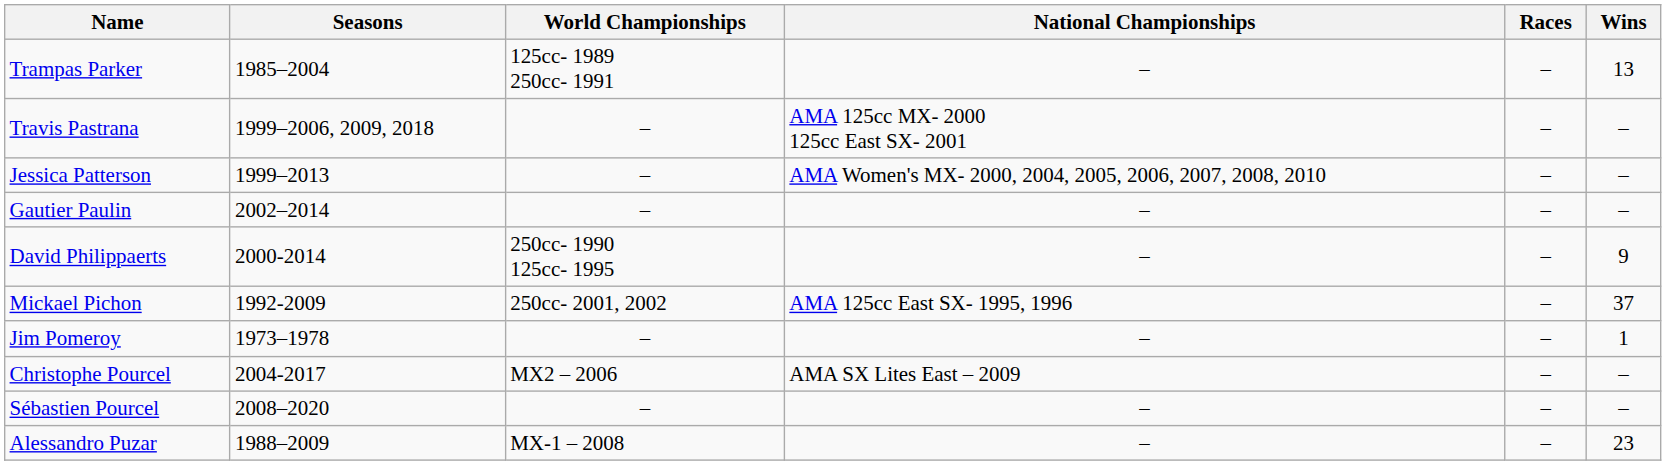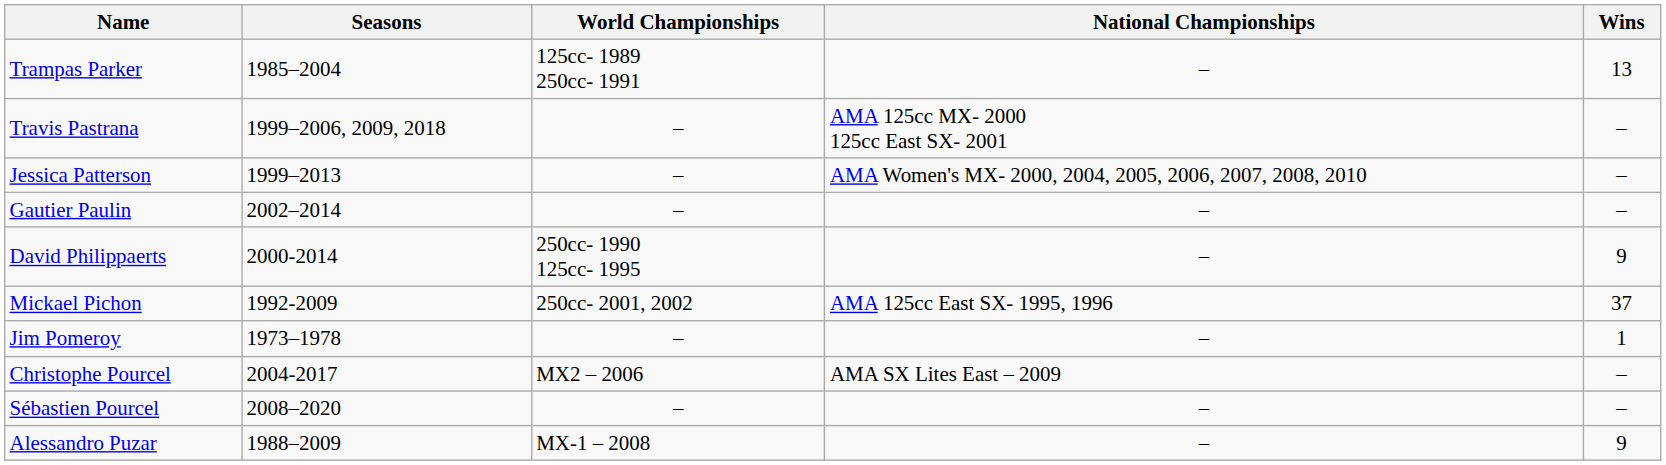- column: (1546, 21)
(1623, 442) 23 -> (1622, 442) 9
